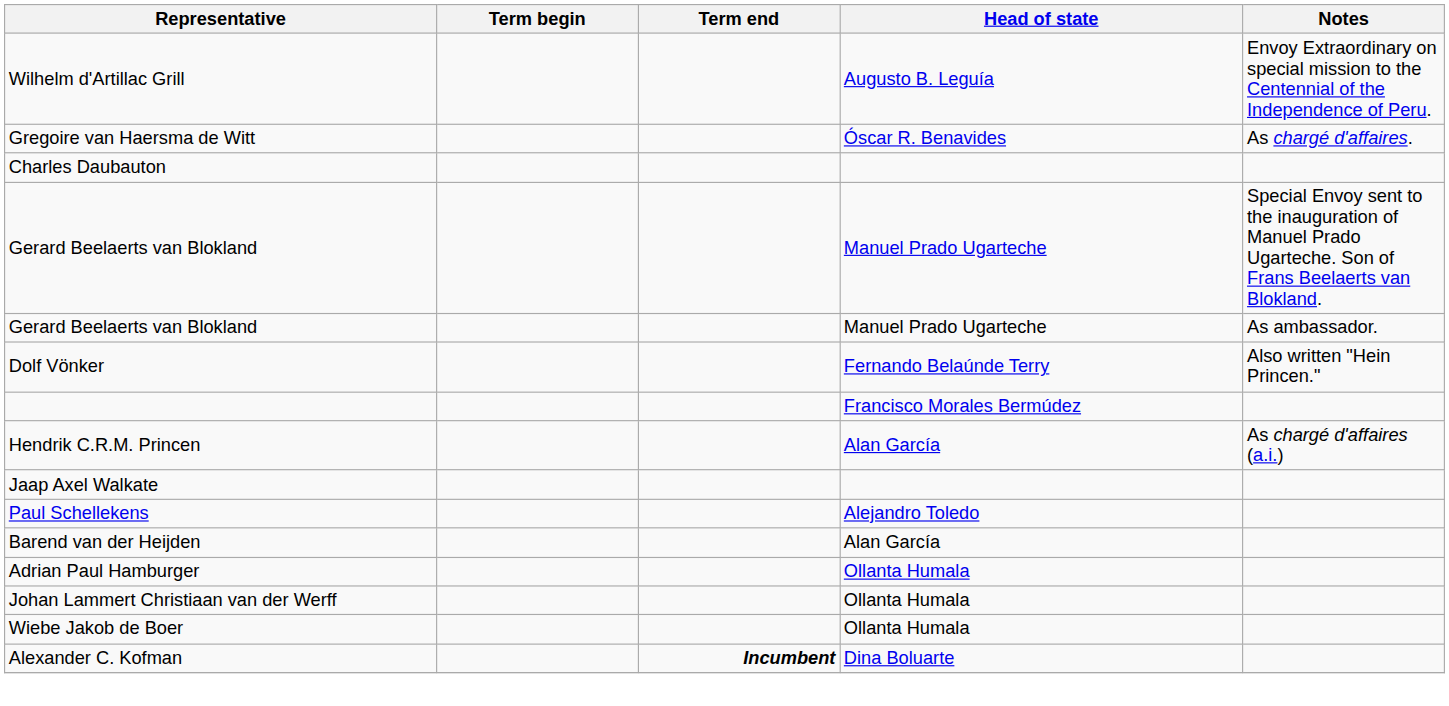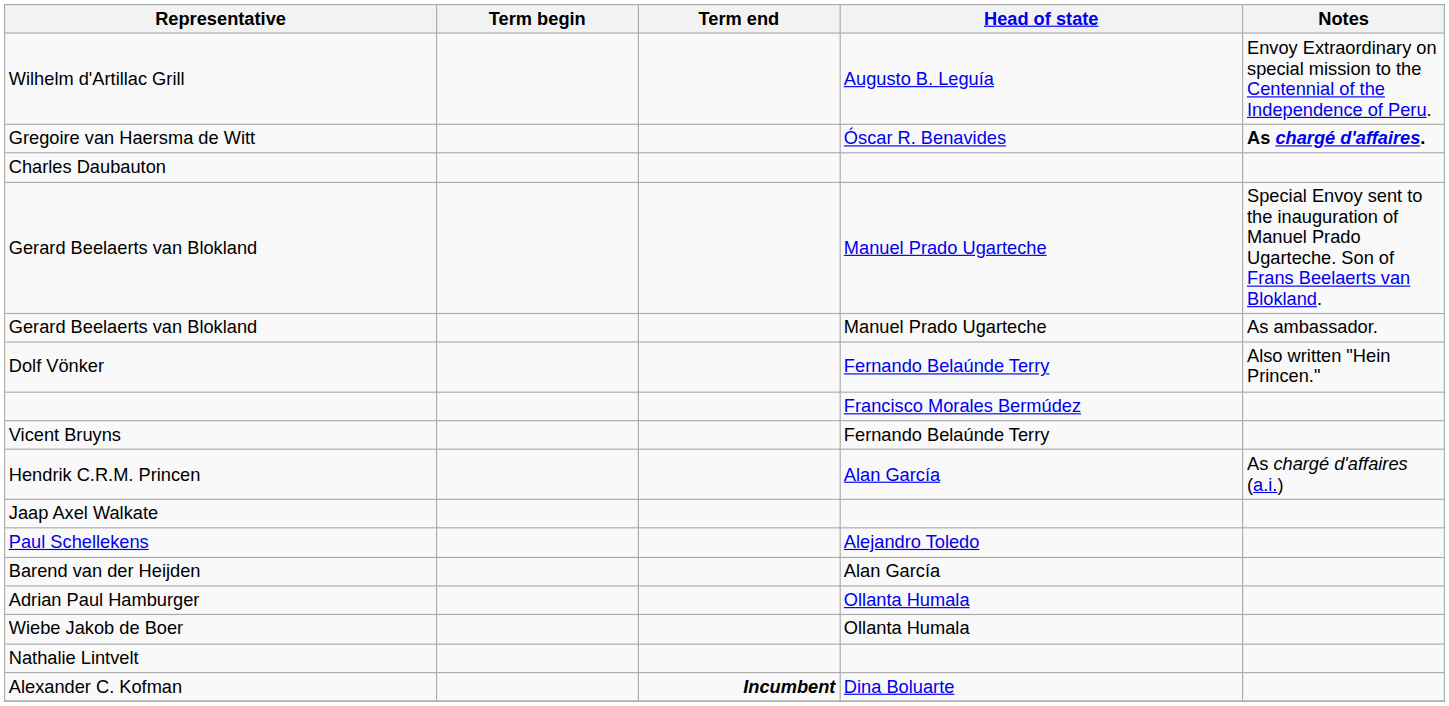(1330, 138) normal -> (1336, 138) bold
+ row: (65, 435)
- row: (173, 600)
+ row: (74, 658)
